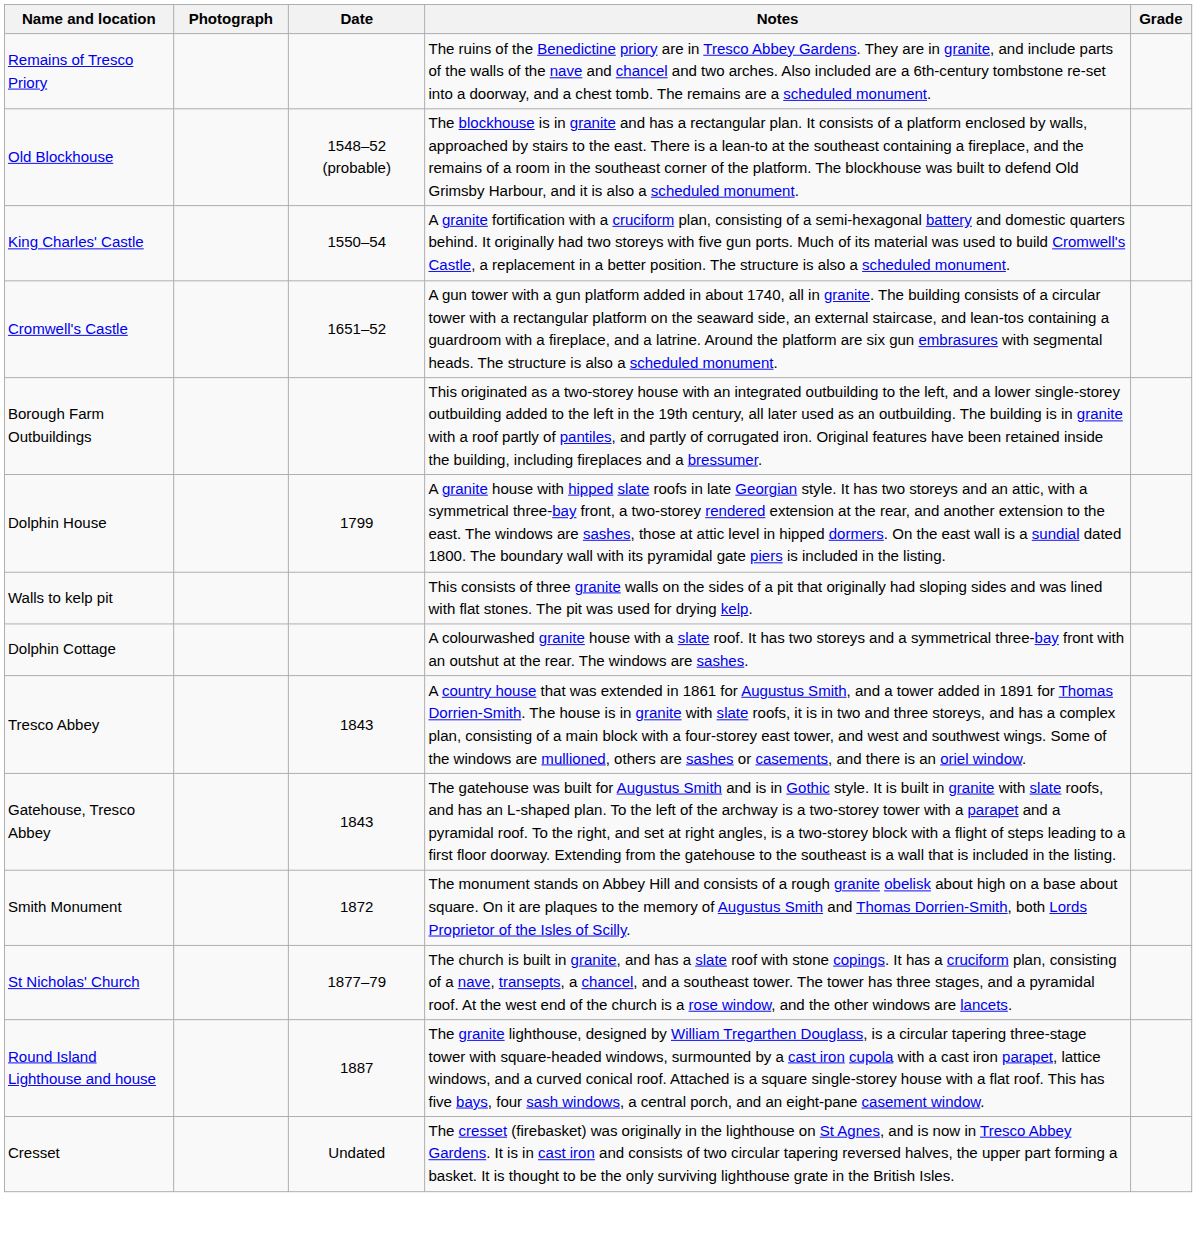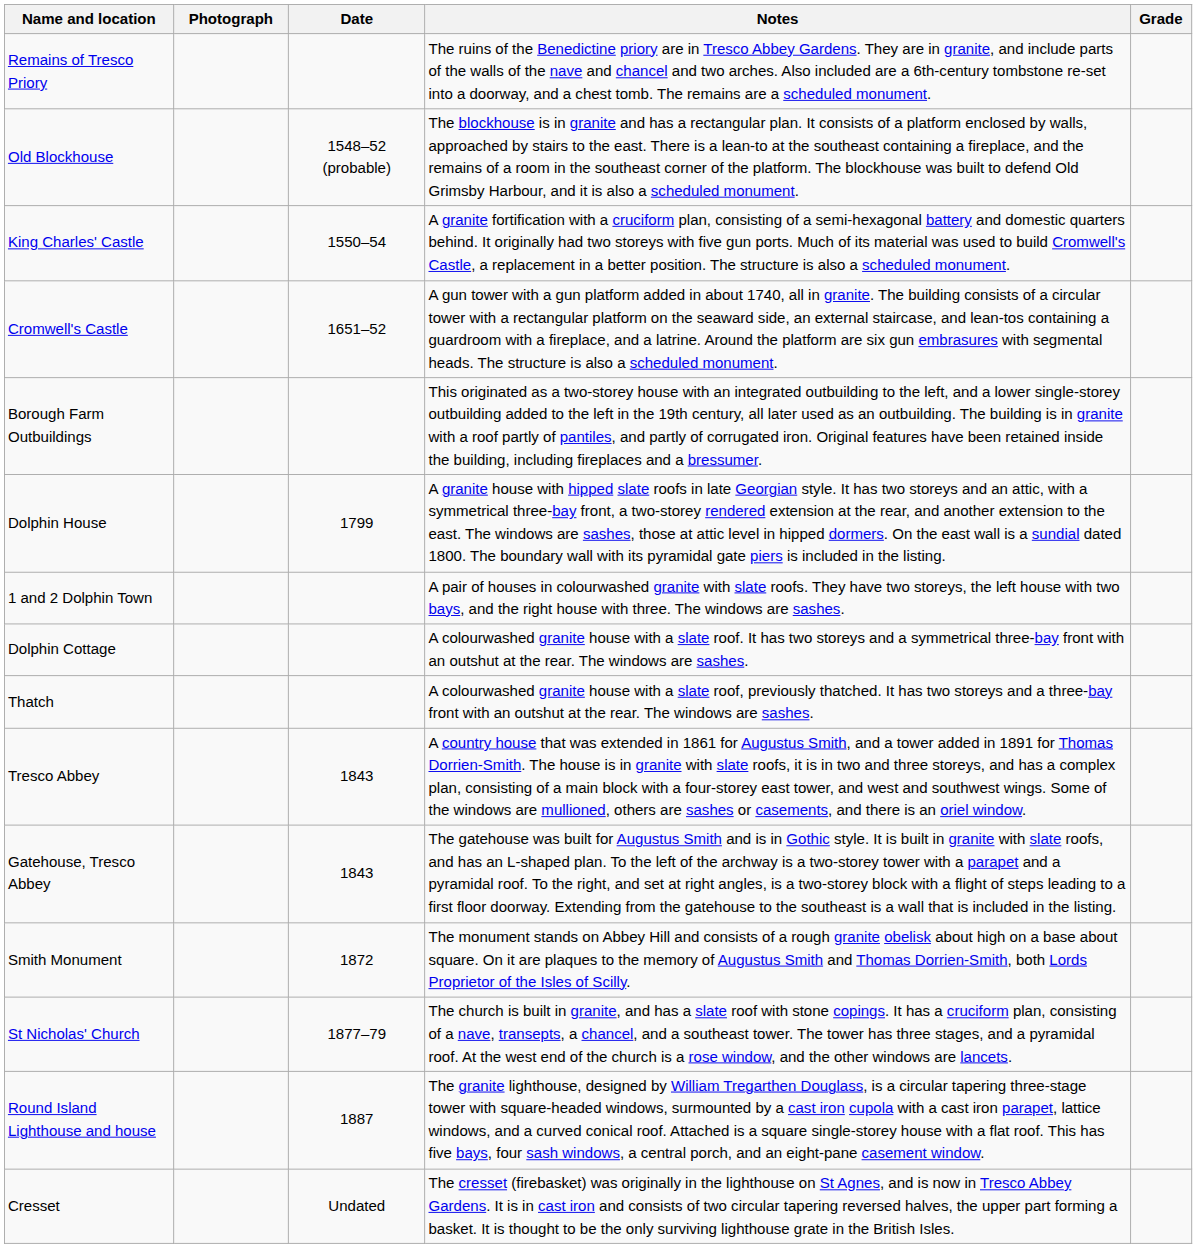+ row: (80, 597)
- row: (60, 597)
+ row: (31, 702)
